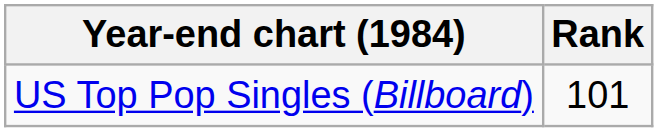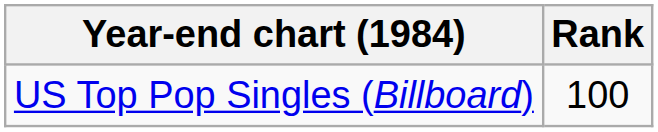(598, 94) 101 -> (598, 94) 100
